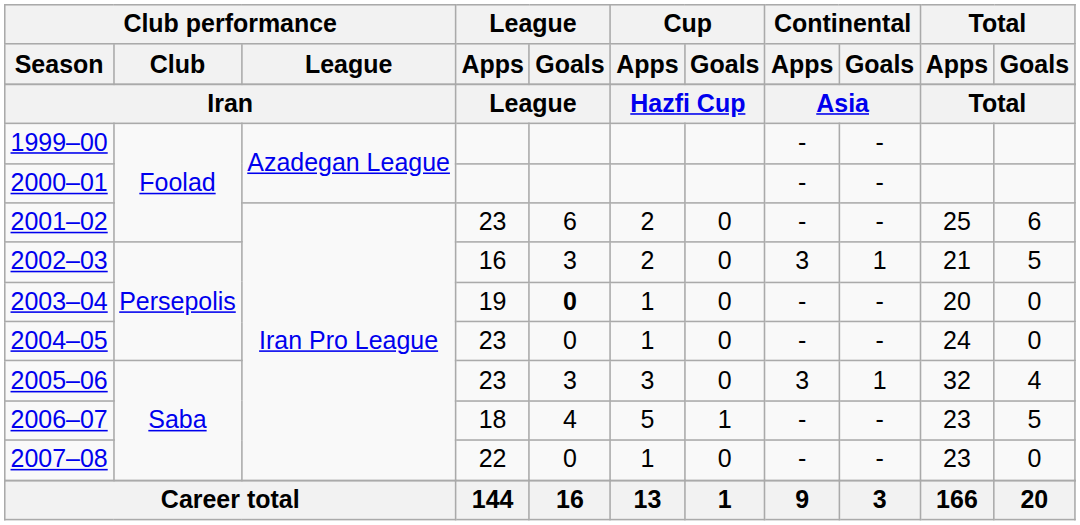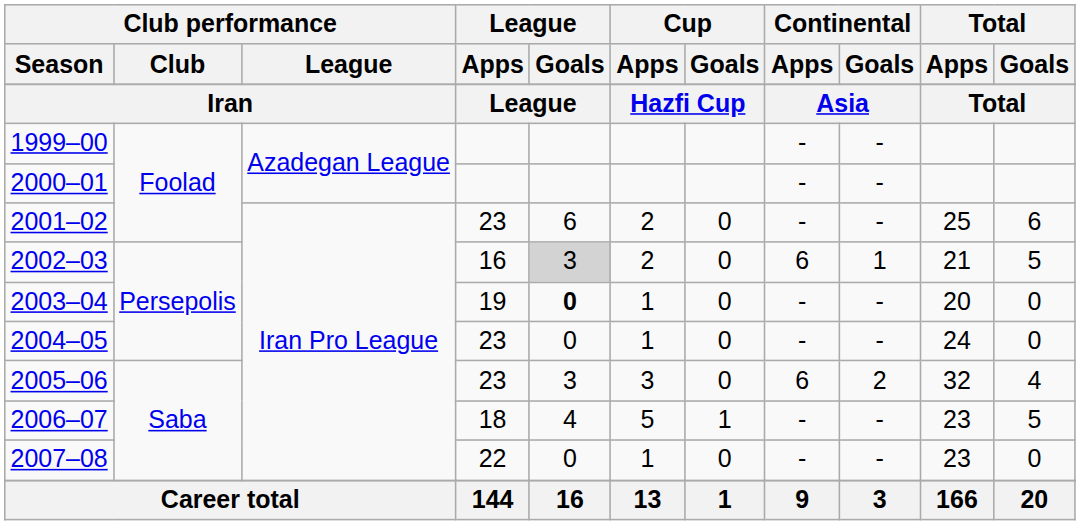(570, 261) no background -> (570, 261) lightgrey background
(802, 261) 3 -> (802, 261) 6
(802, 380) 3 -> (802, 380) 6
(880, 380) 1 -> (880, 380) 2
